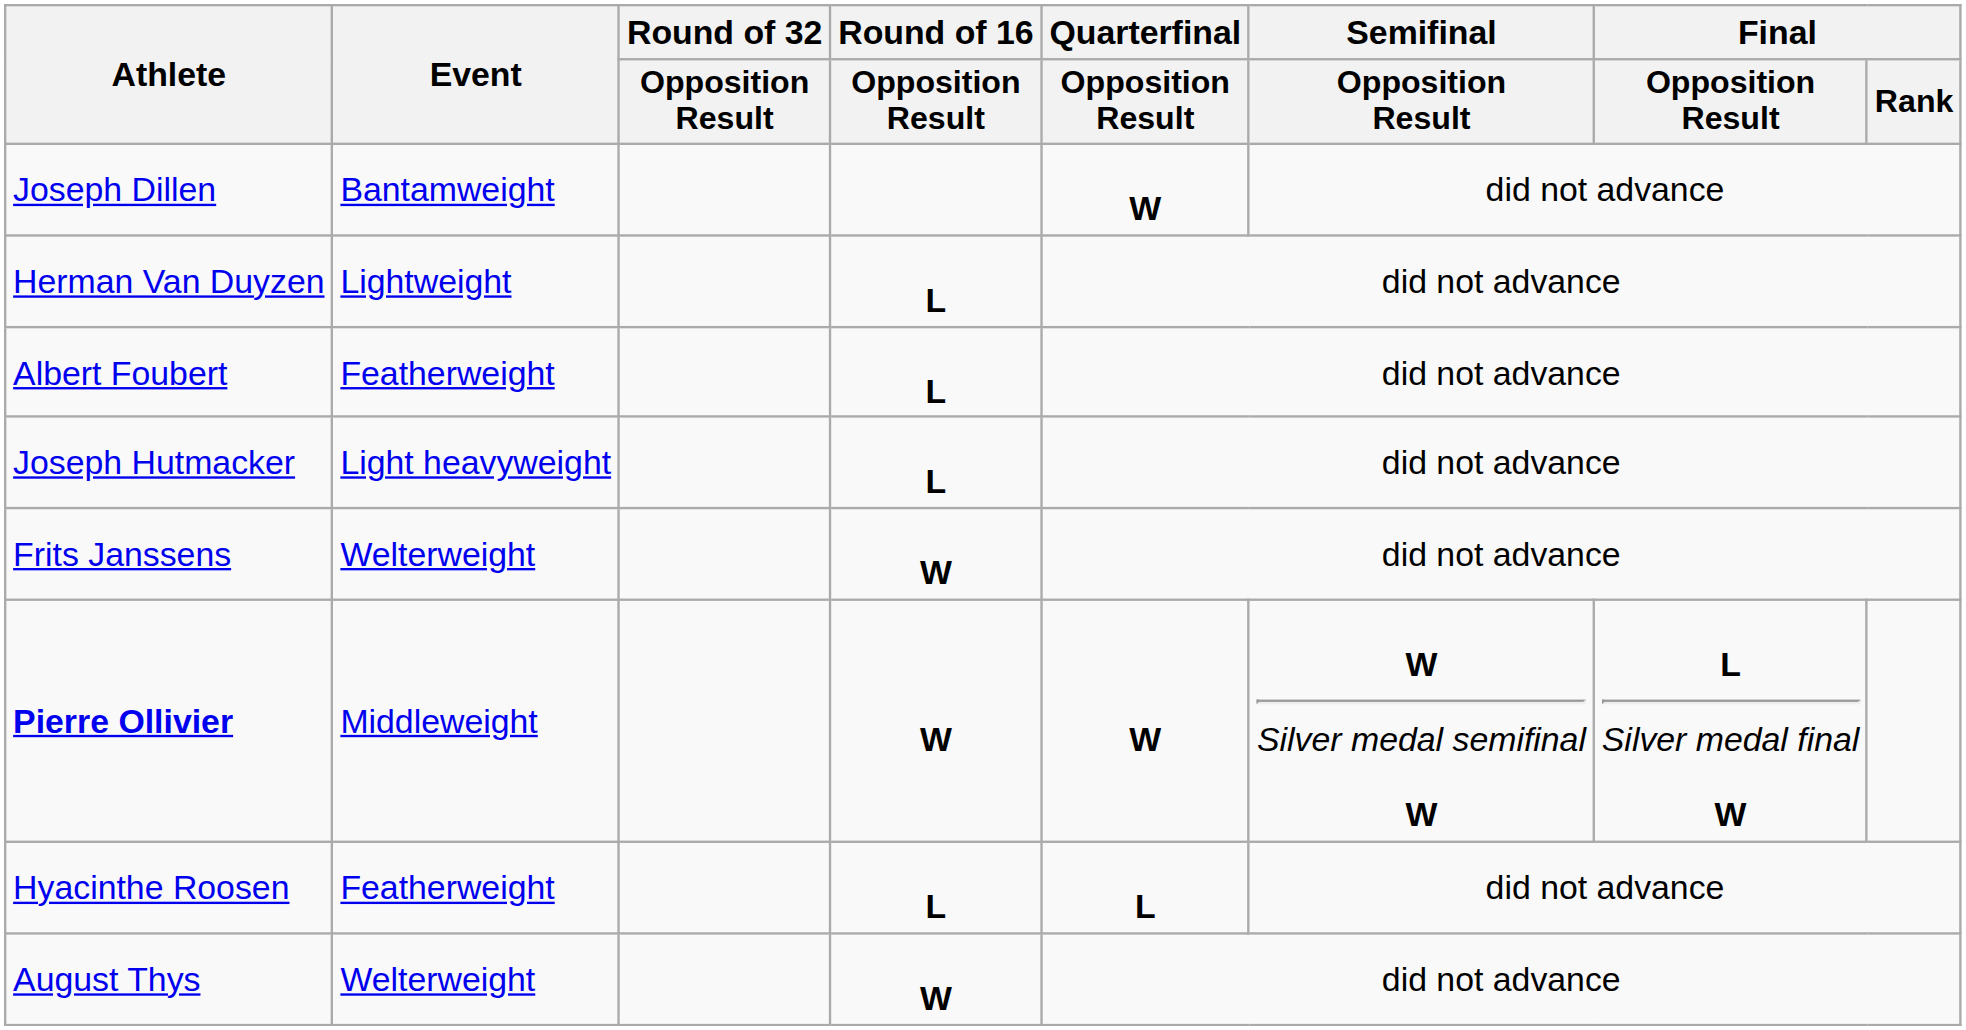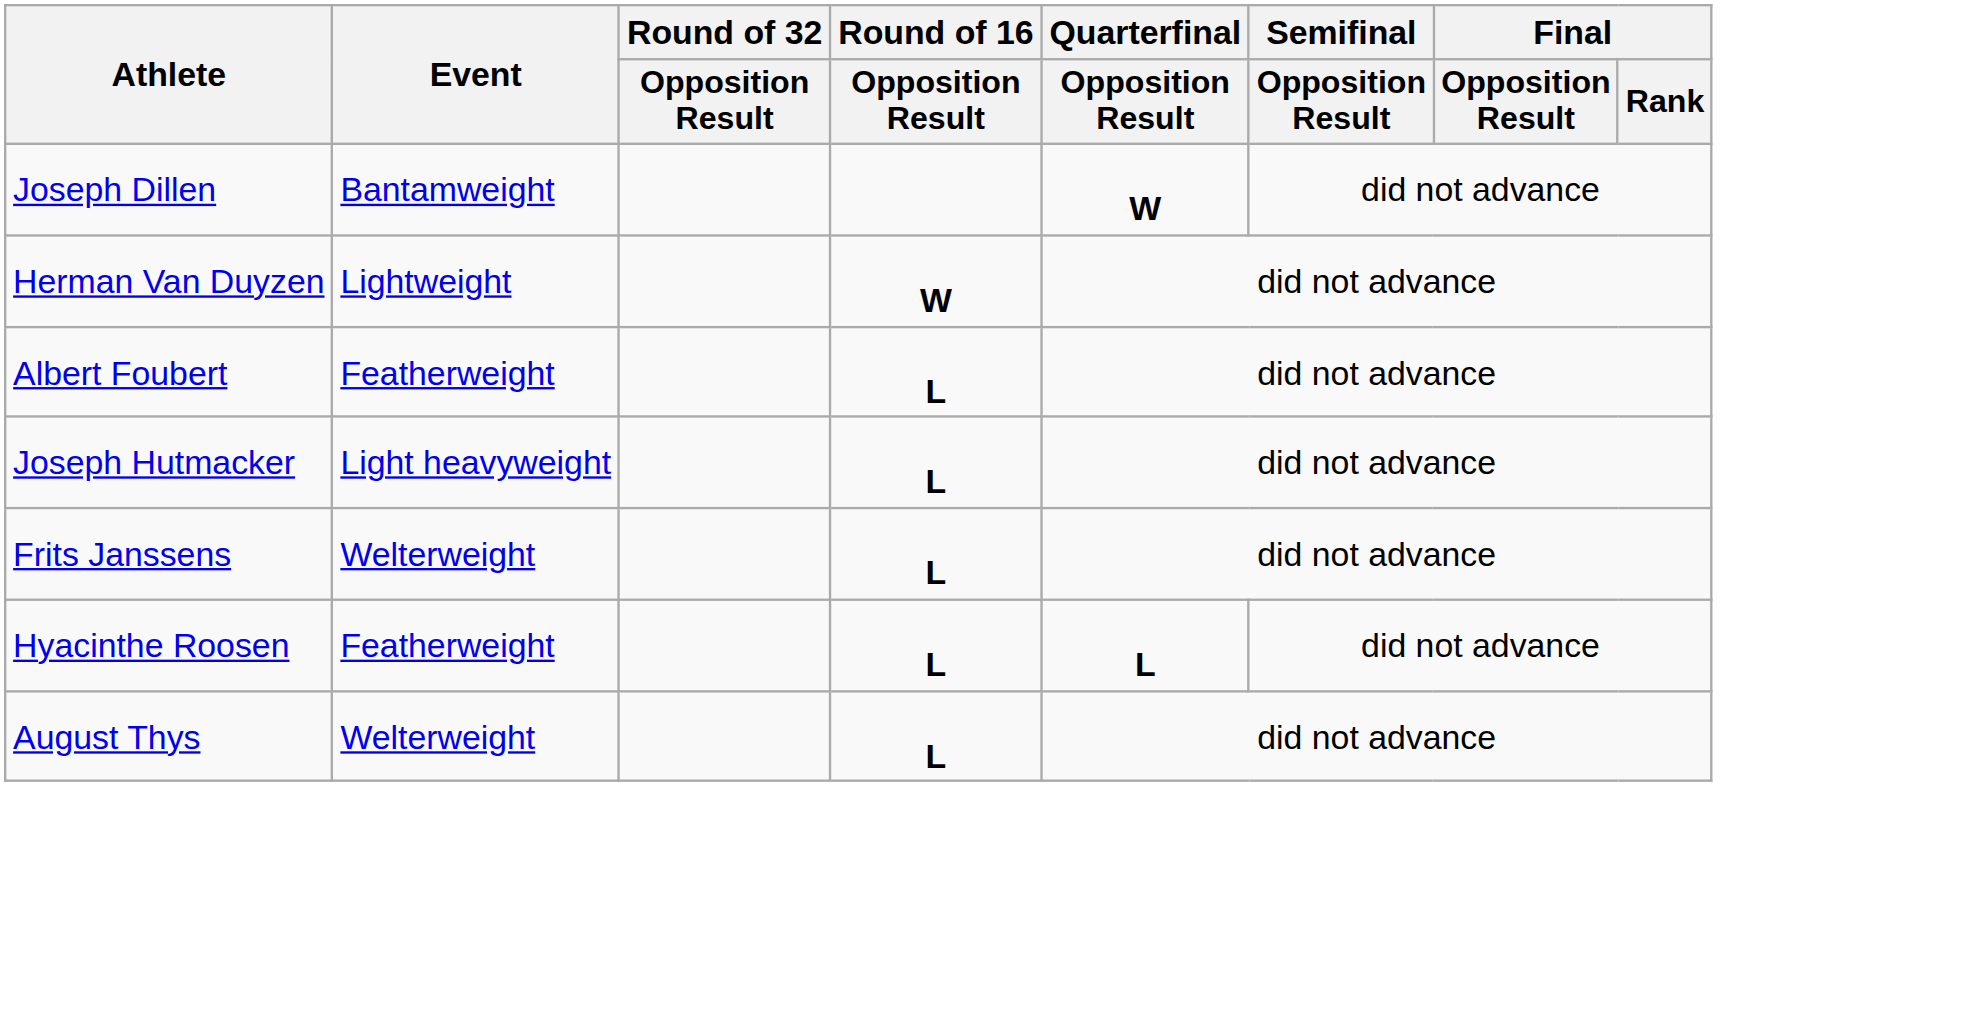(936, 300) L -> (936, 300) W
(936, 573) W -> (936, 573) L
- row: (123, 721)
(936, 998) W -> (936, 755) L
